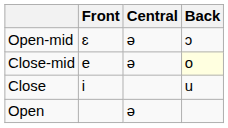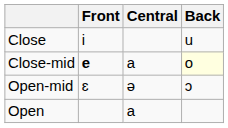rows swapped: (27, 87) <-> (41, 39)
(86, 63) normal -> (86, 63) bold
(131, 63) ə -> (131, 63) a
(131, 110) ə -> (131, 110) a
